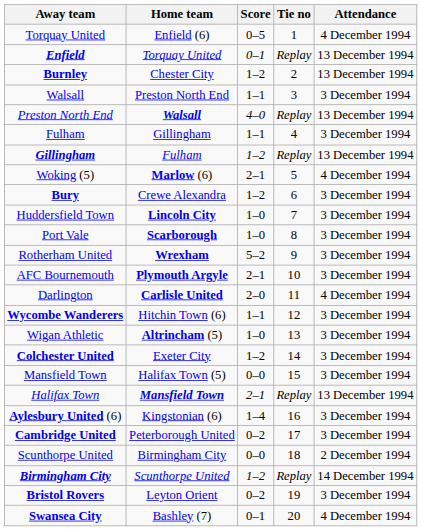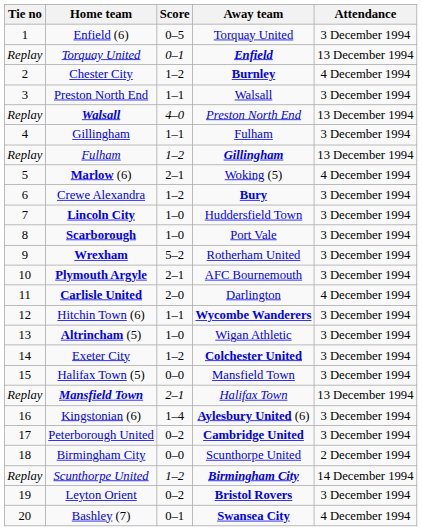columns swapped: (294, 14) <-> (65, 14)
(365, 34) 4 December 1994 -> (365, 34) 3 December 1994
(365, 74) 13 December 1994 -> (365, 74) 4 December 1994
